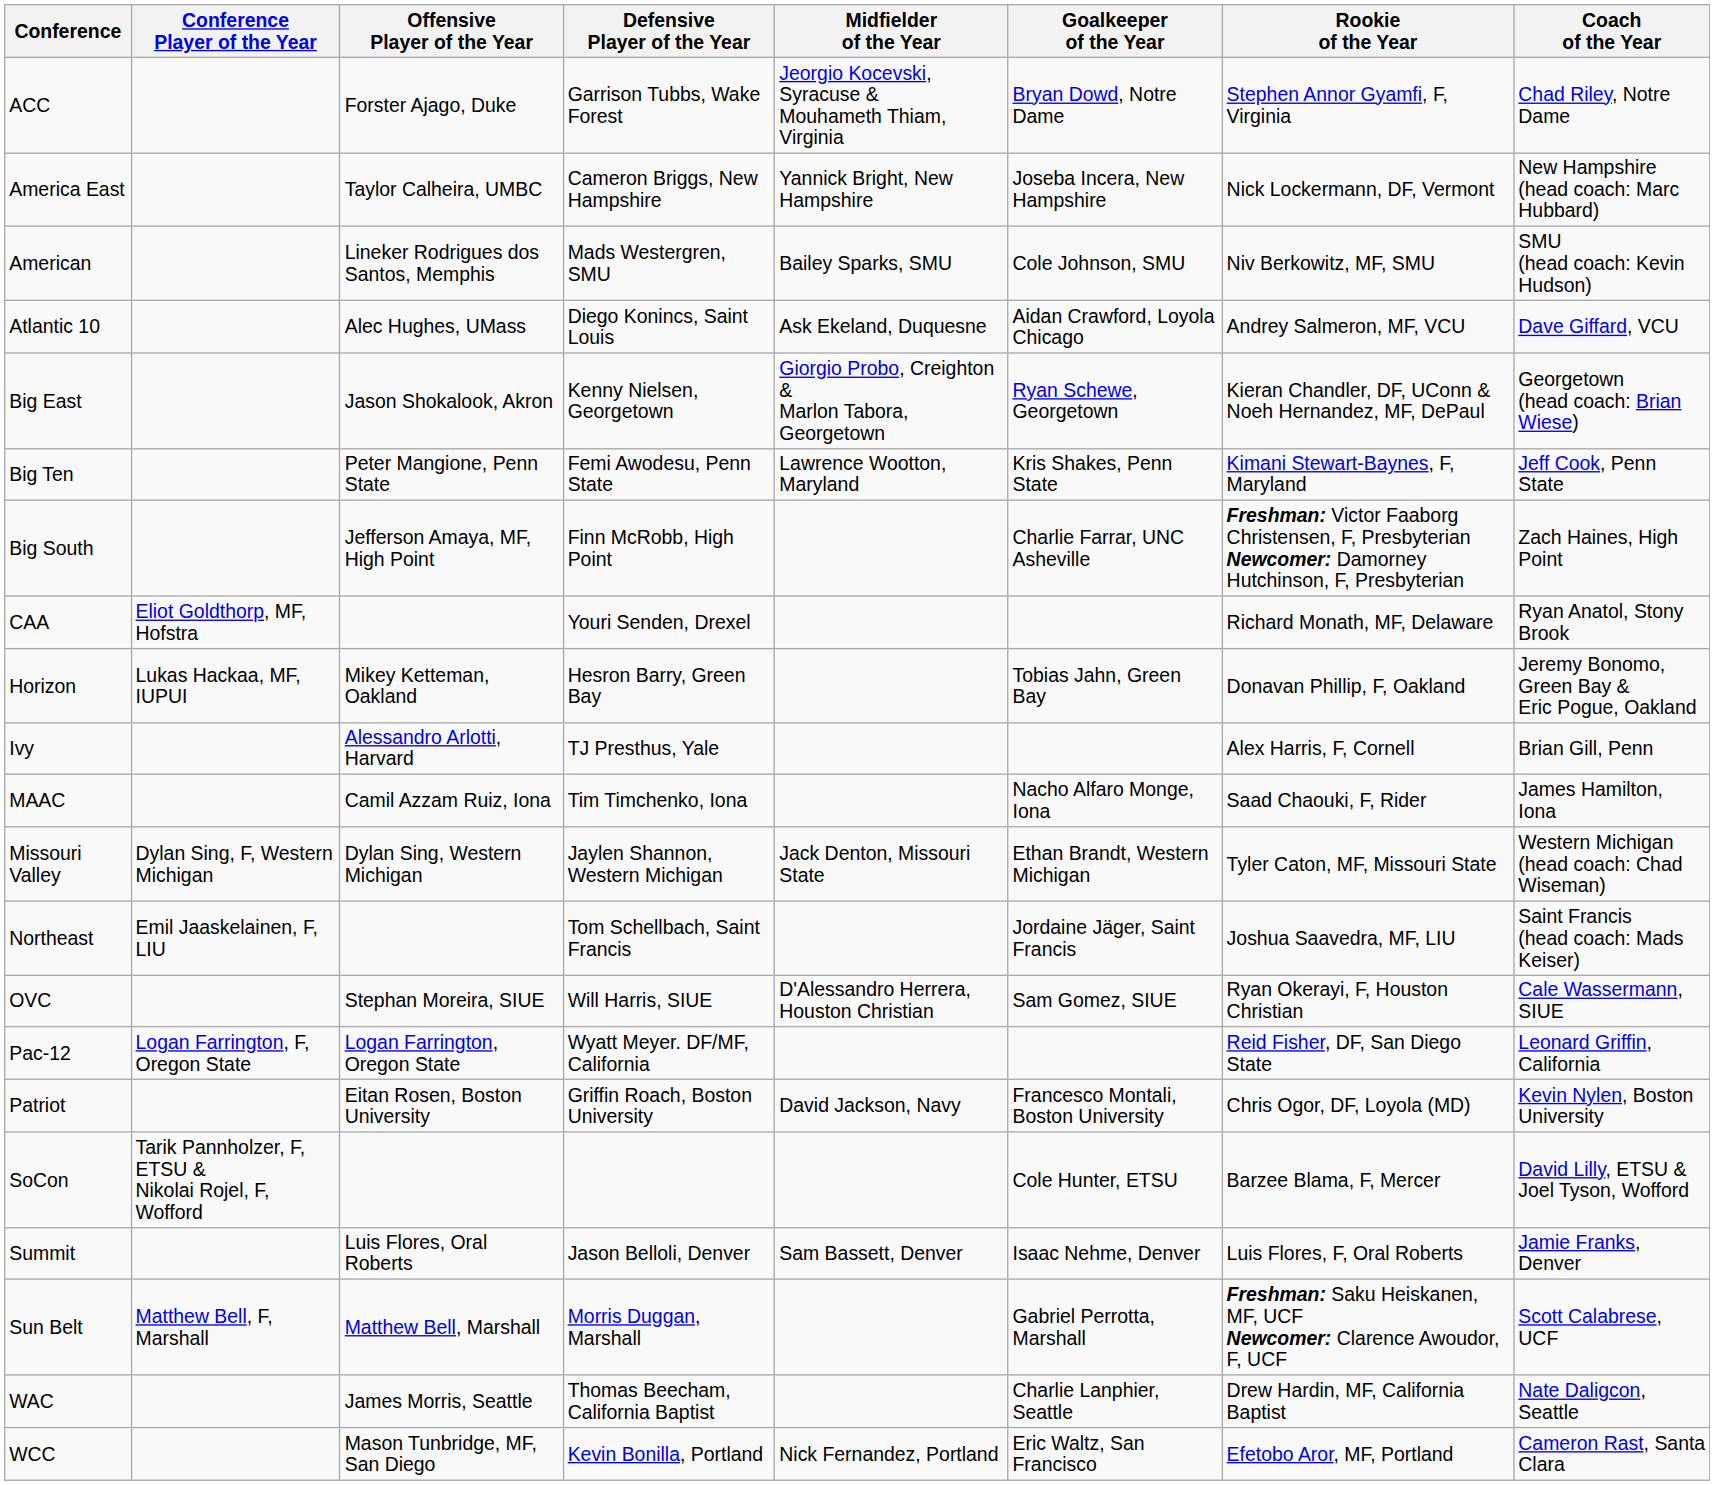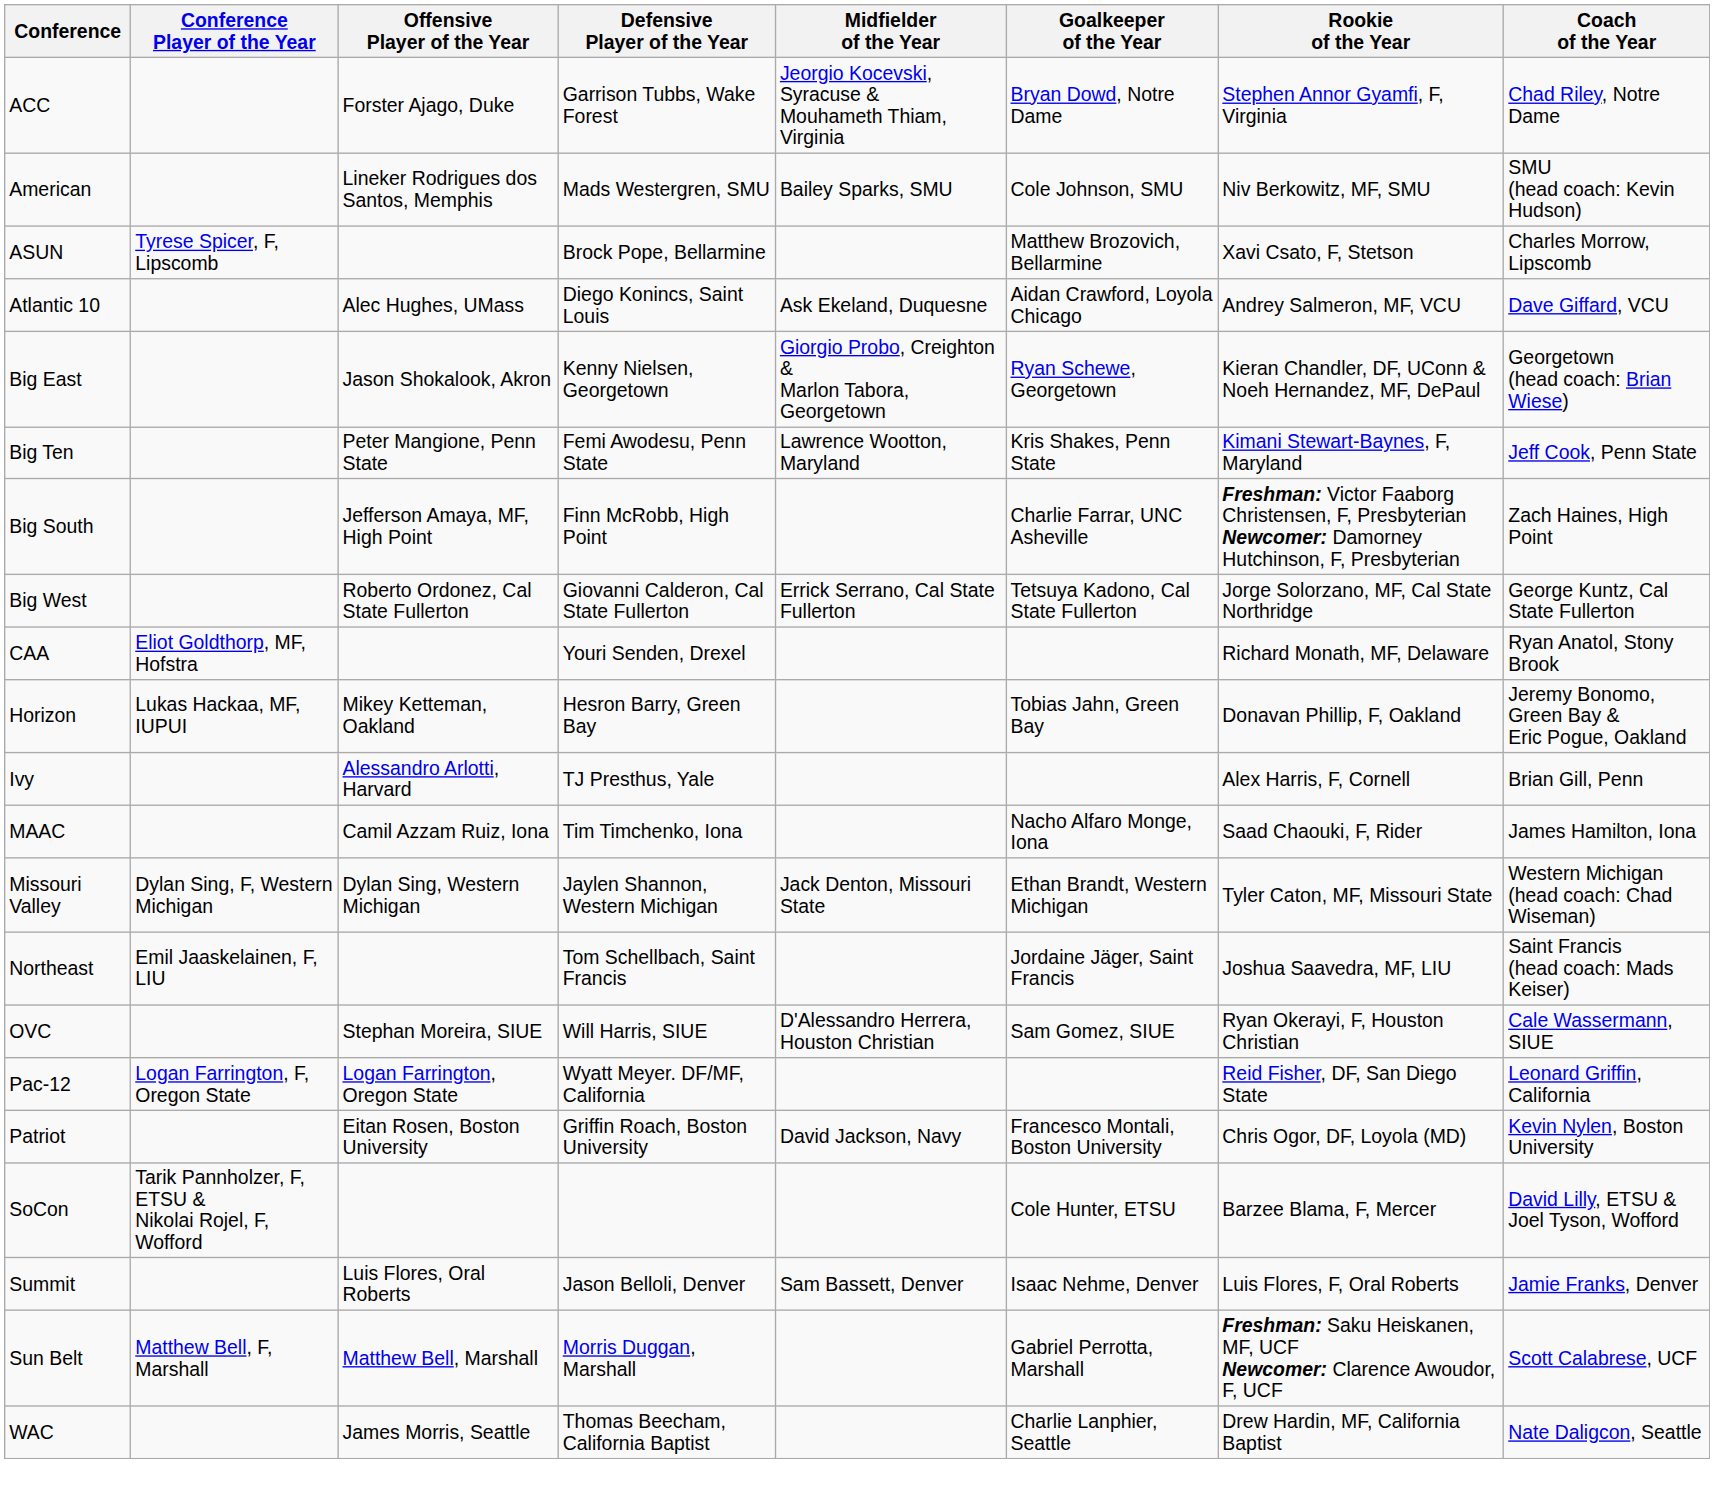- row: (67, 190)
+ row: (36, 253)
+ row: (48, 601)
- row: (32, 1454)
